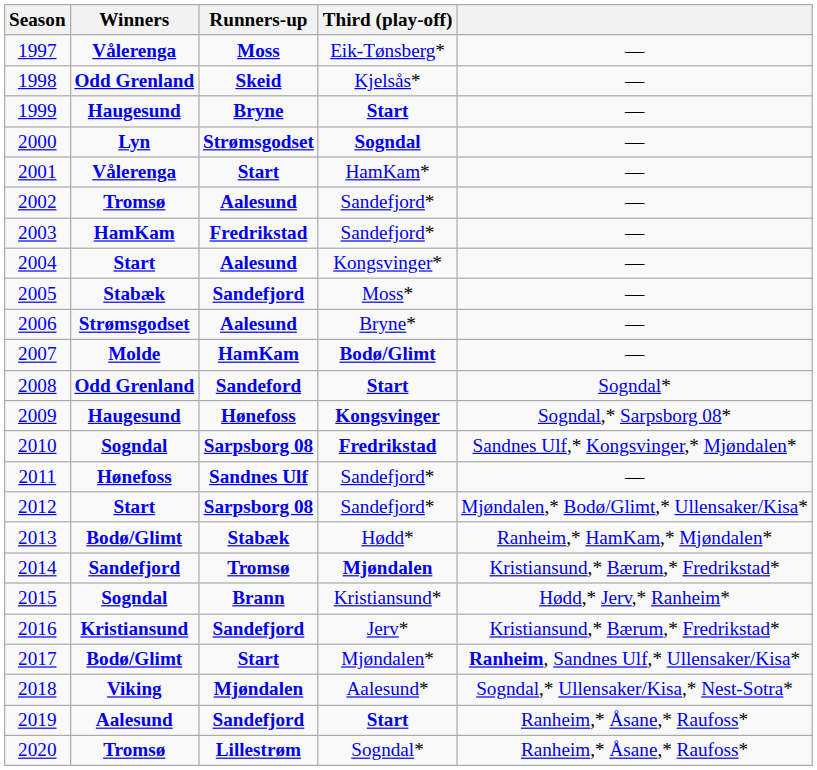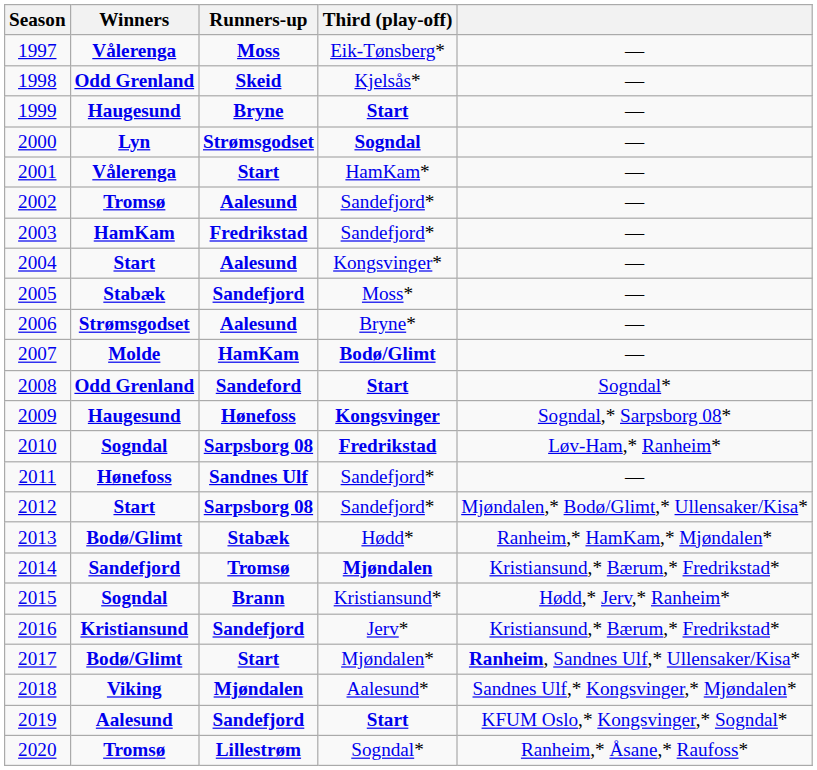(635, 446) Sandnes Ulf,* Kongsvinger,* Mjøndalen* -> (635, 446) Løv-Ham,* Ranheim*
(635, 689) Sogndal,* Ullensaker/Kisa,* Nest-Sotra* -> (635, 689) Sandnes Ulf,* Kongsvinger,* Mjøndalen*
(635, 720) Ranheim,* Åsane,* Raufoss* -> (635, 720) KFUM Oslo,* Kongsvinger,* Sogndal*
